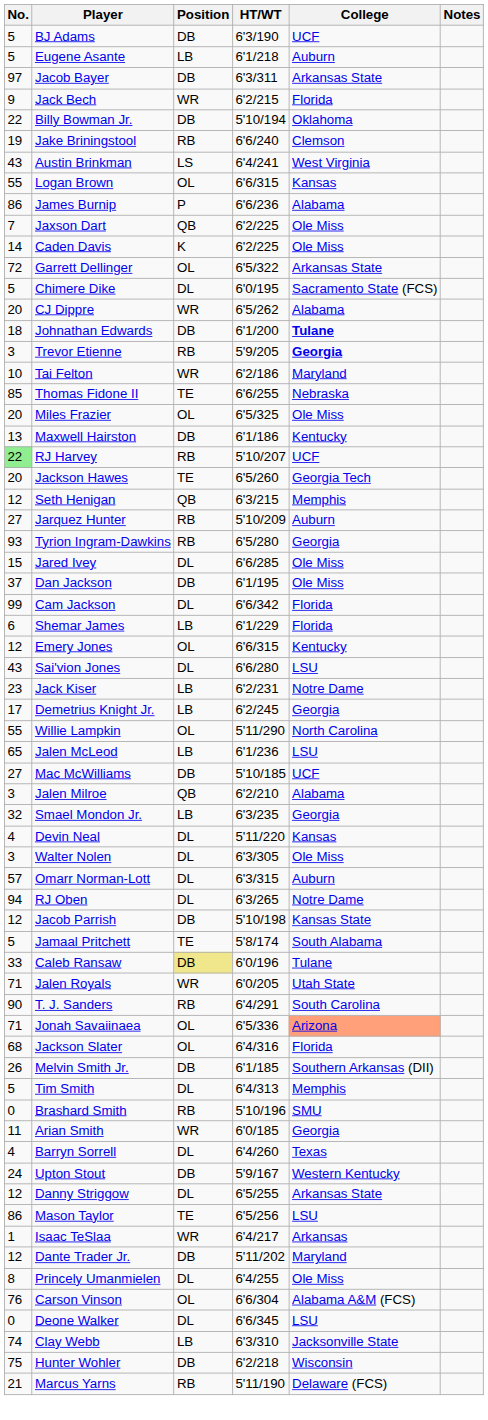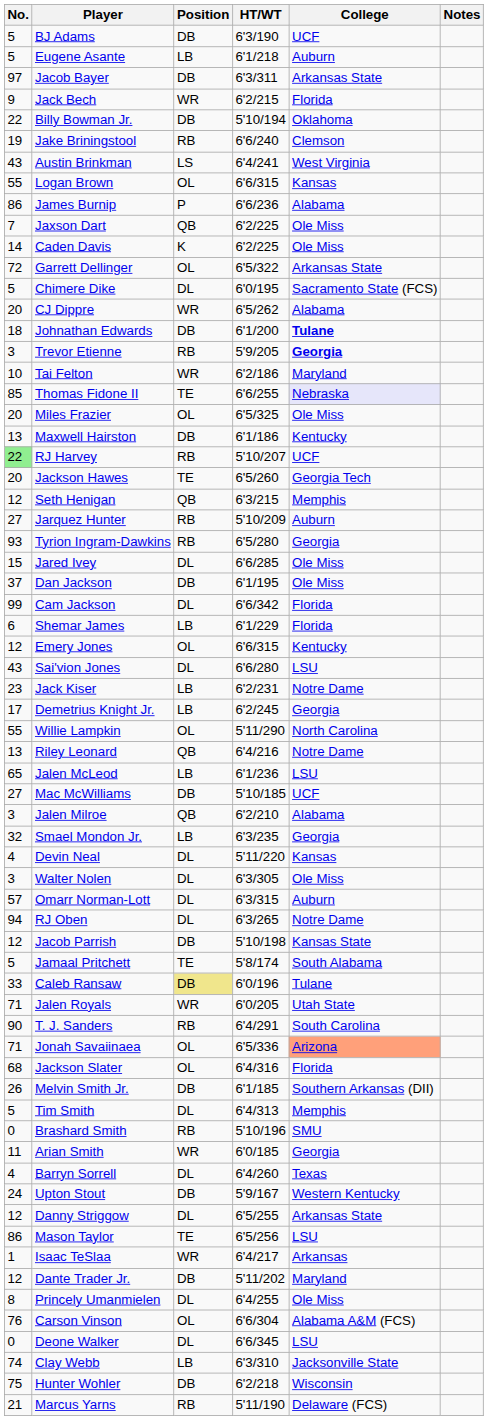(320, 394) no background -> (320, 394) lavender background
+ row: (76, 752)
